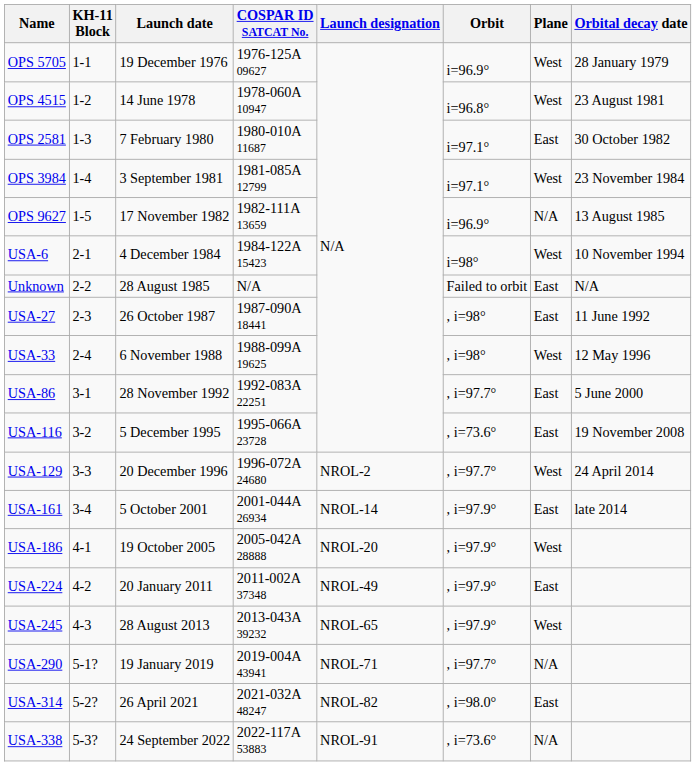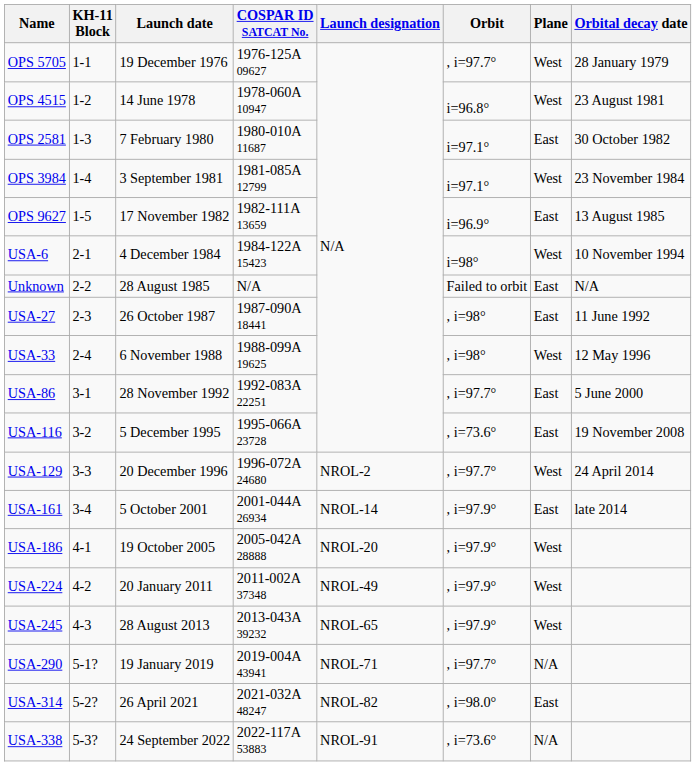(468, 70) i=96.9° -> (471, 62) , i=97.7°
(546, 216) N/A -> (546, 216) East
(546, 586) East -> (548, 586) West
